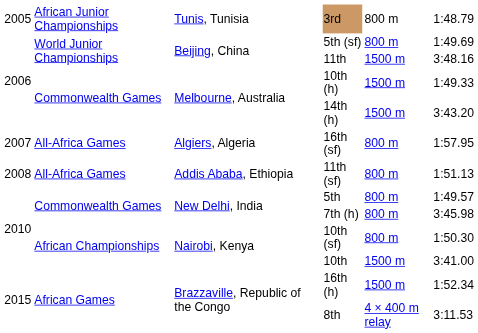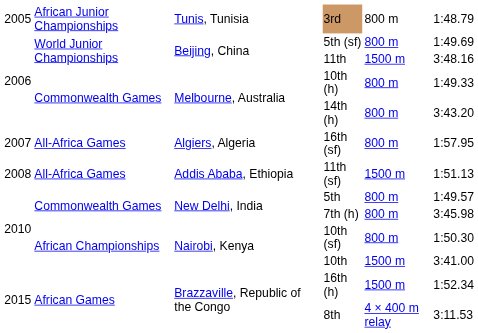(385, 82) 1500 m -> (381, 82) 800 m
(385, 113) 1500 m -> (381, 113) 800 m
(381, 174) 800 m -> (385, 174) 1500 m
